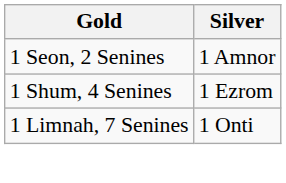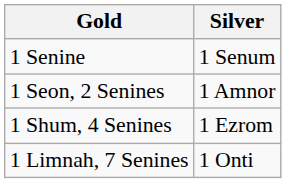+ row: (47, 56)
